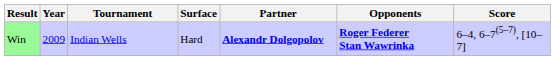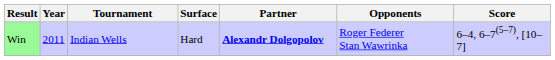(54, 38) 2009 -> (54, 38) 2011
(377, 38) bold -> (373, 38) normal
